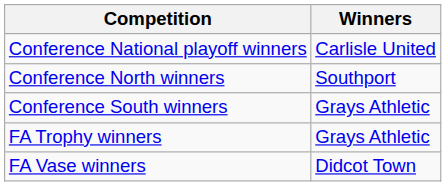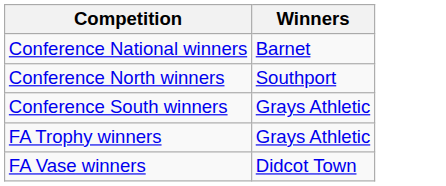+ row: (128, 48)
- row: (158, 48)
